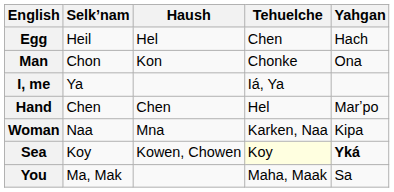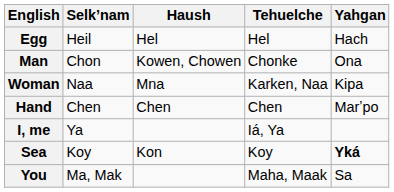(265, 38) Chen -> (259, 38) Hel
(149, 61) Kon -> (189, 61) Kowen, Chowen
rows swapped: (34, 130) <-> (34, 84)
(259, 107) Hel -> (265, 107) Chen
(189, 152) Kowen, Chowen -> (149, 152) Kon
(260, 152) lightyellow background -> (260, 152) no background
